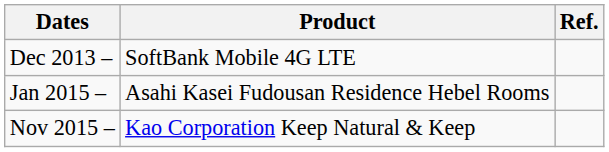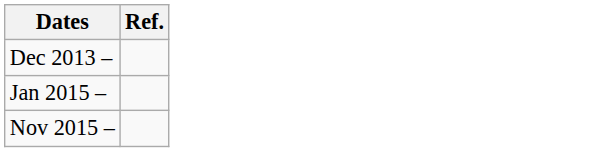- column: (337, 22)
